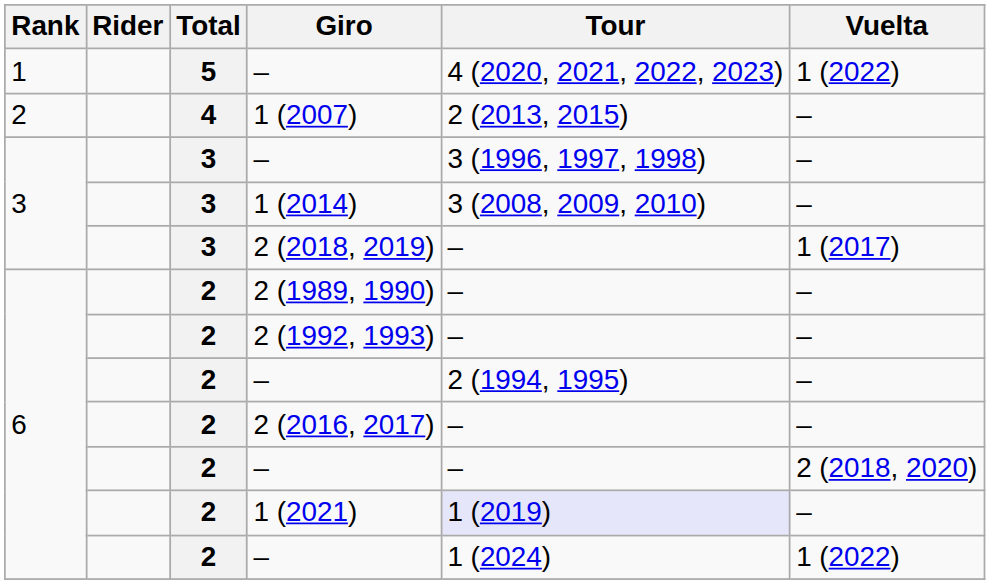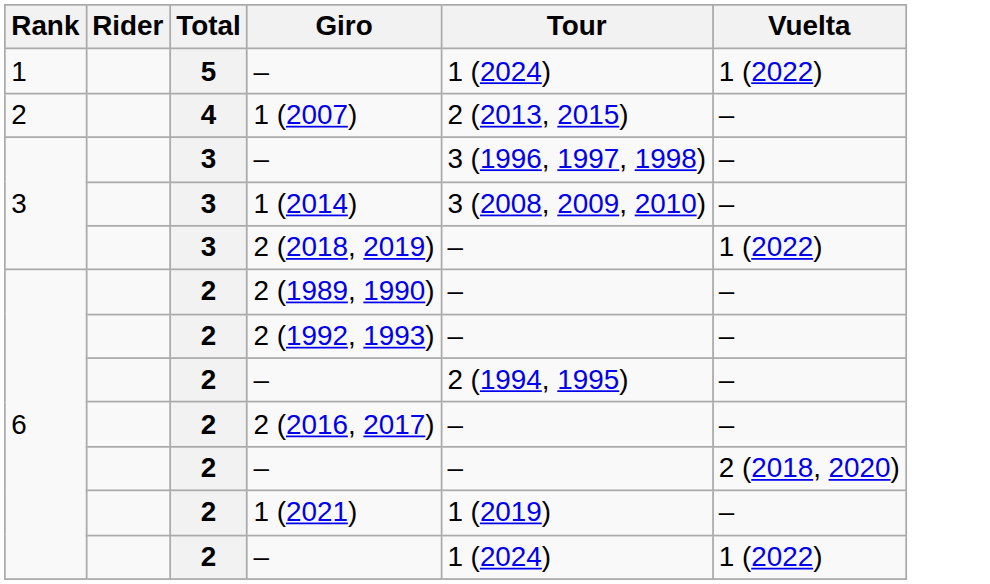(615, 70) 4 (2020, 2021, 2022, 2023) -> (499, 70) 1 (2024)
(848, 247) 1 (2017) -> (771, 247) 1 (2022)
(499, 512) lavender background -> (499, 512) no background
